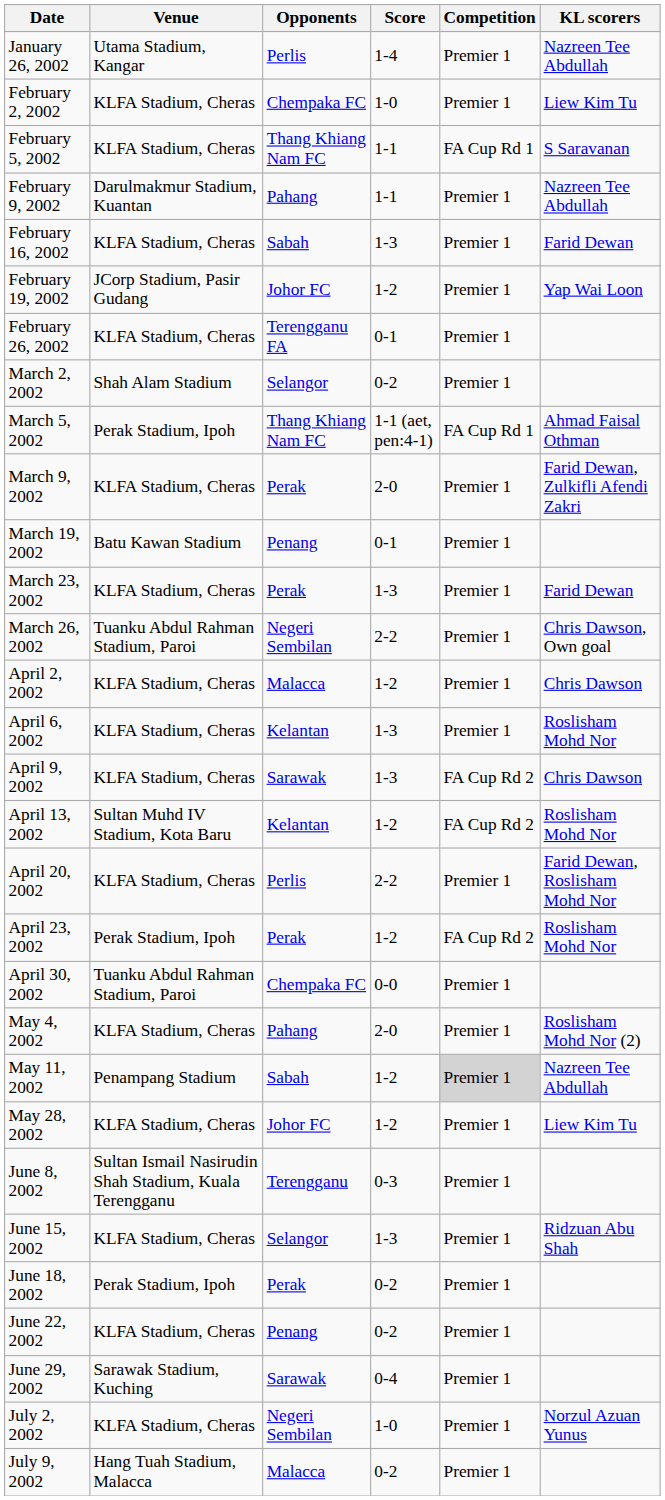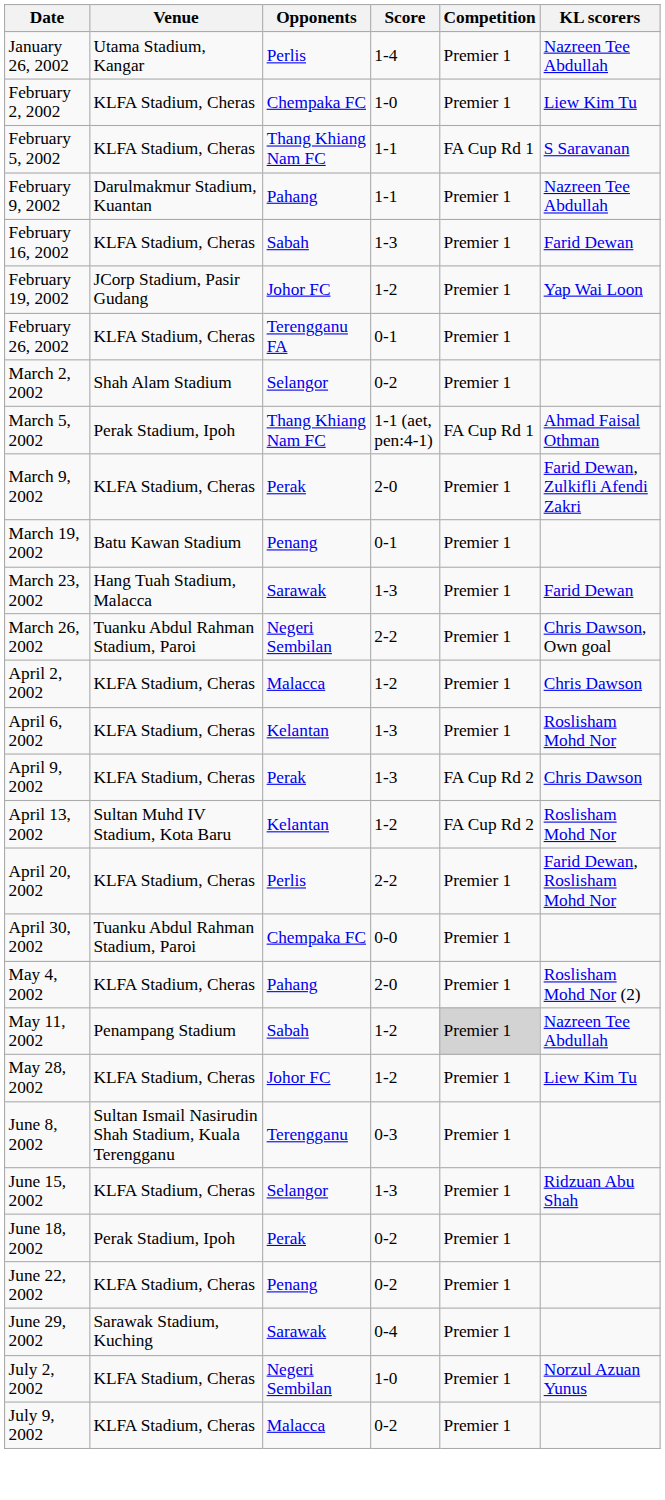(174, 590) KLFA Stadium, Cheras -> (165, 590) Hang Tuah Stadium, Malacca
(286, 590) Perak -> (296, 590) Sarawak
(296, 777) Sarawak -> (286, 777) Perak
- row: (40, 937)
(165, 1472) Hang Tuah Stadium, Malacca -> (174, 1425) KLFA Stadium, Cheras
